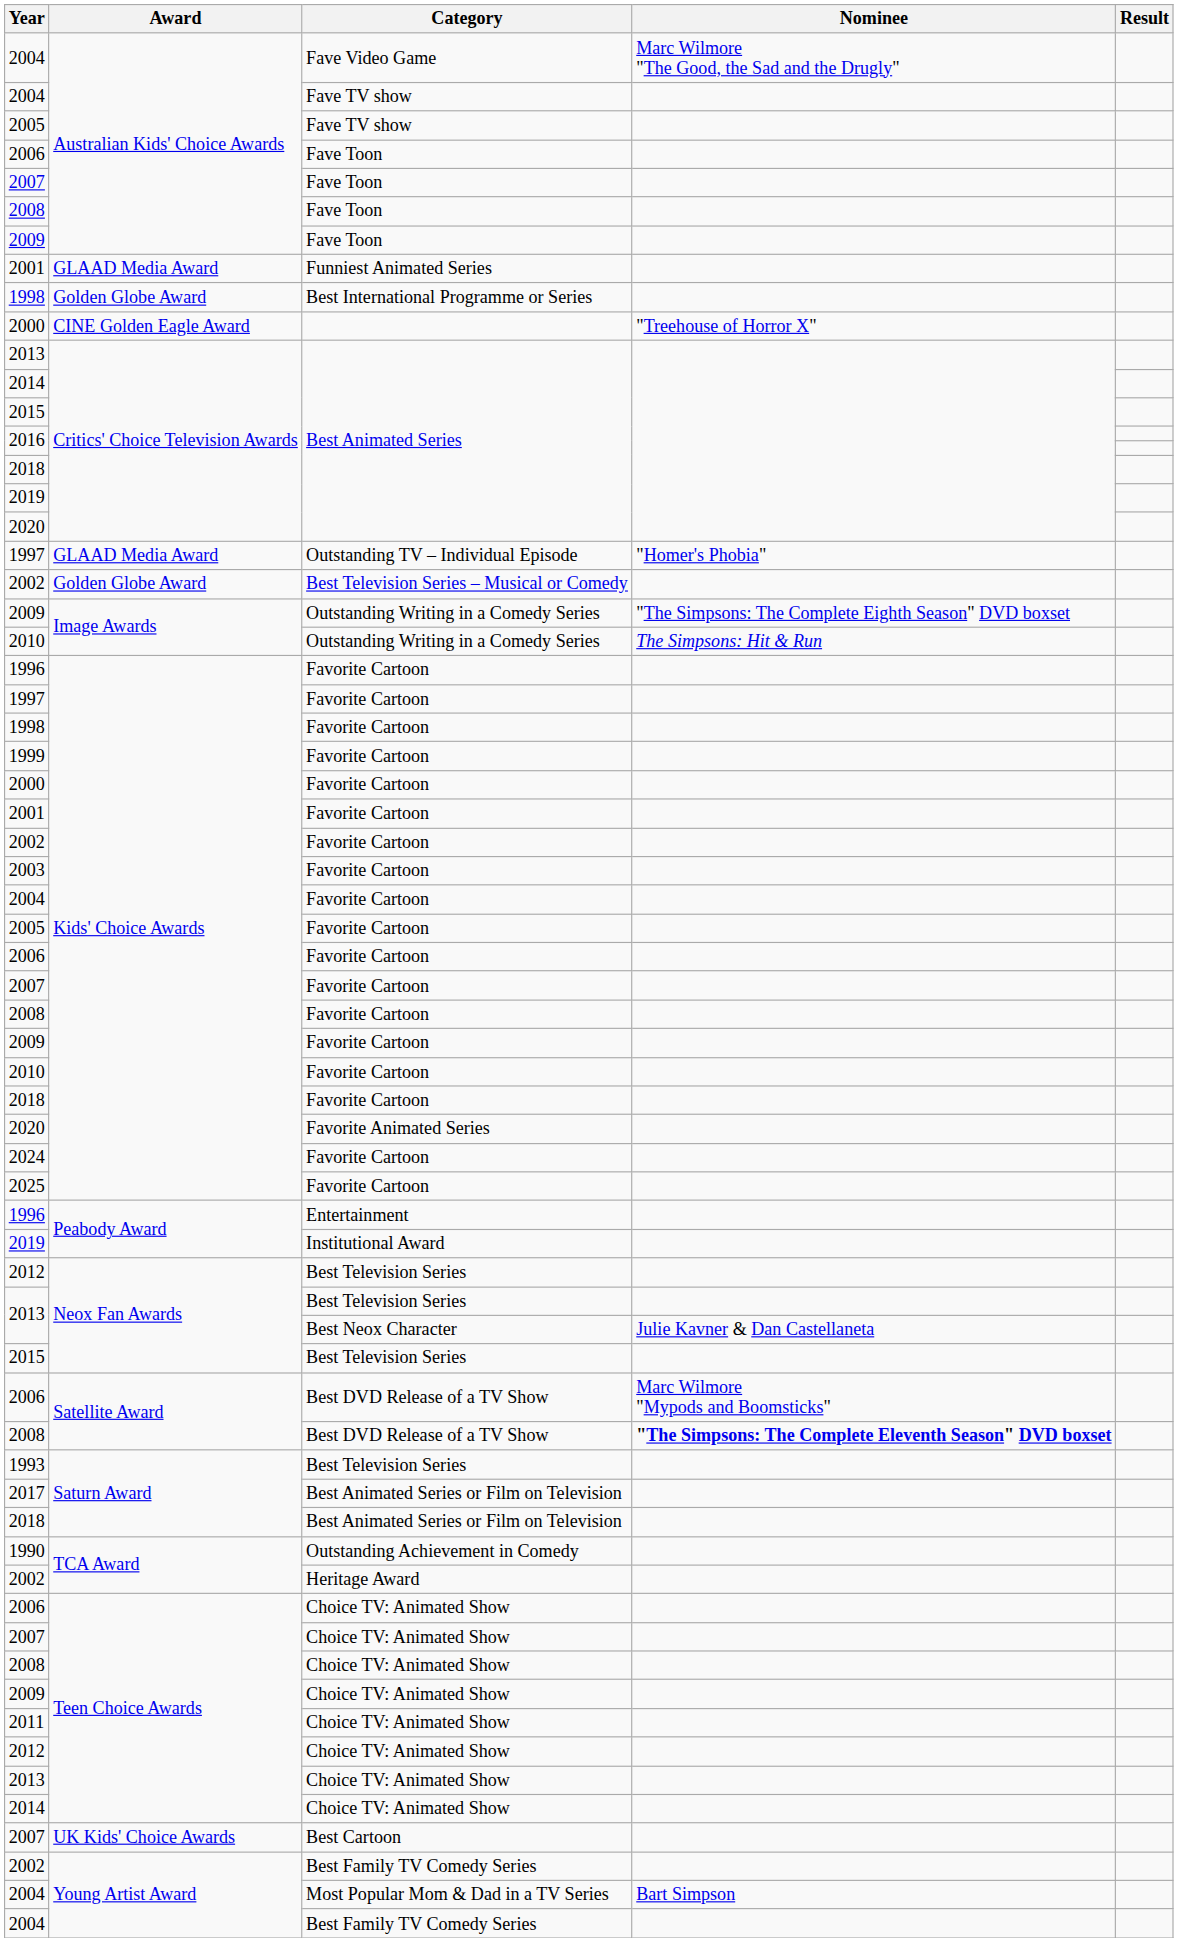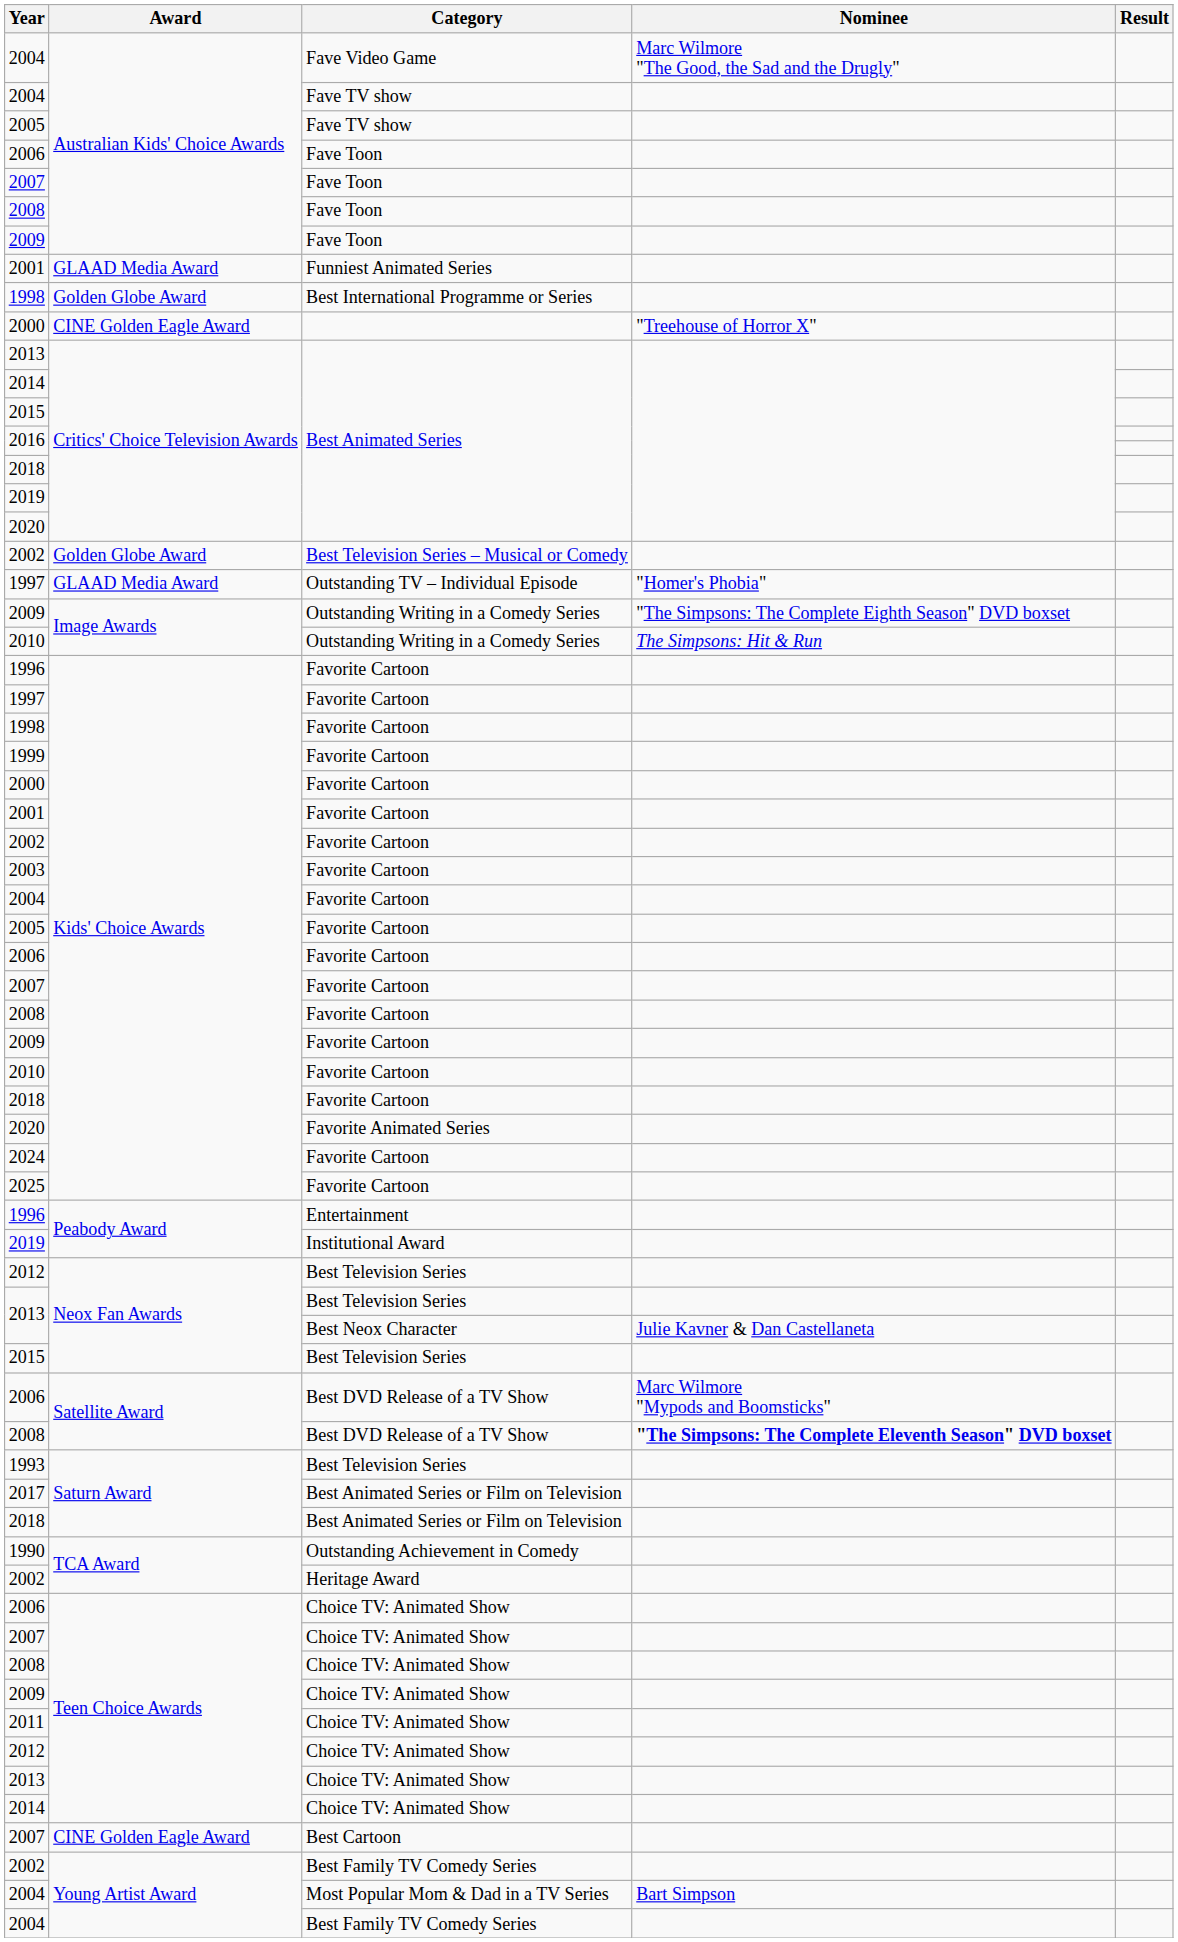rows swapped: (27, 555) <-> (27, 583)
(144, 1837) UK Kids' Choice Awards -> (152, 1837) CINE Golden Eagle Award
